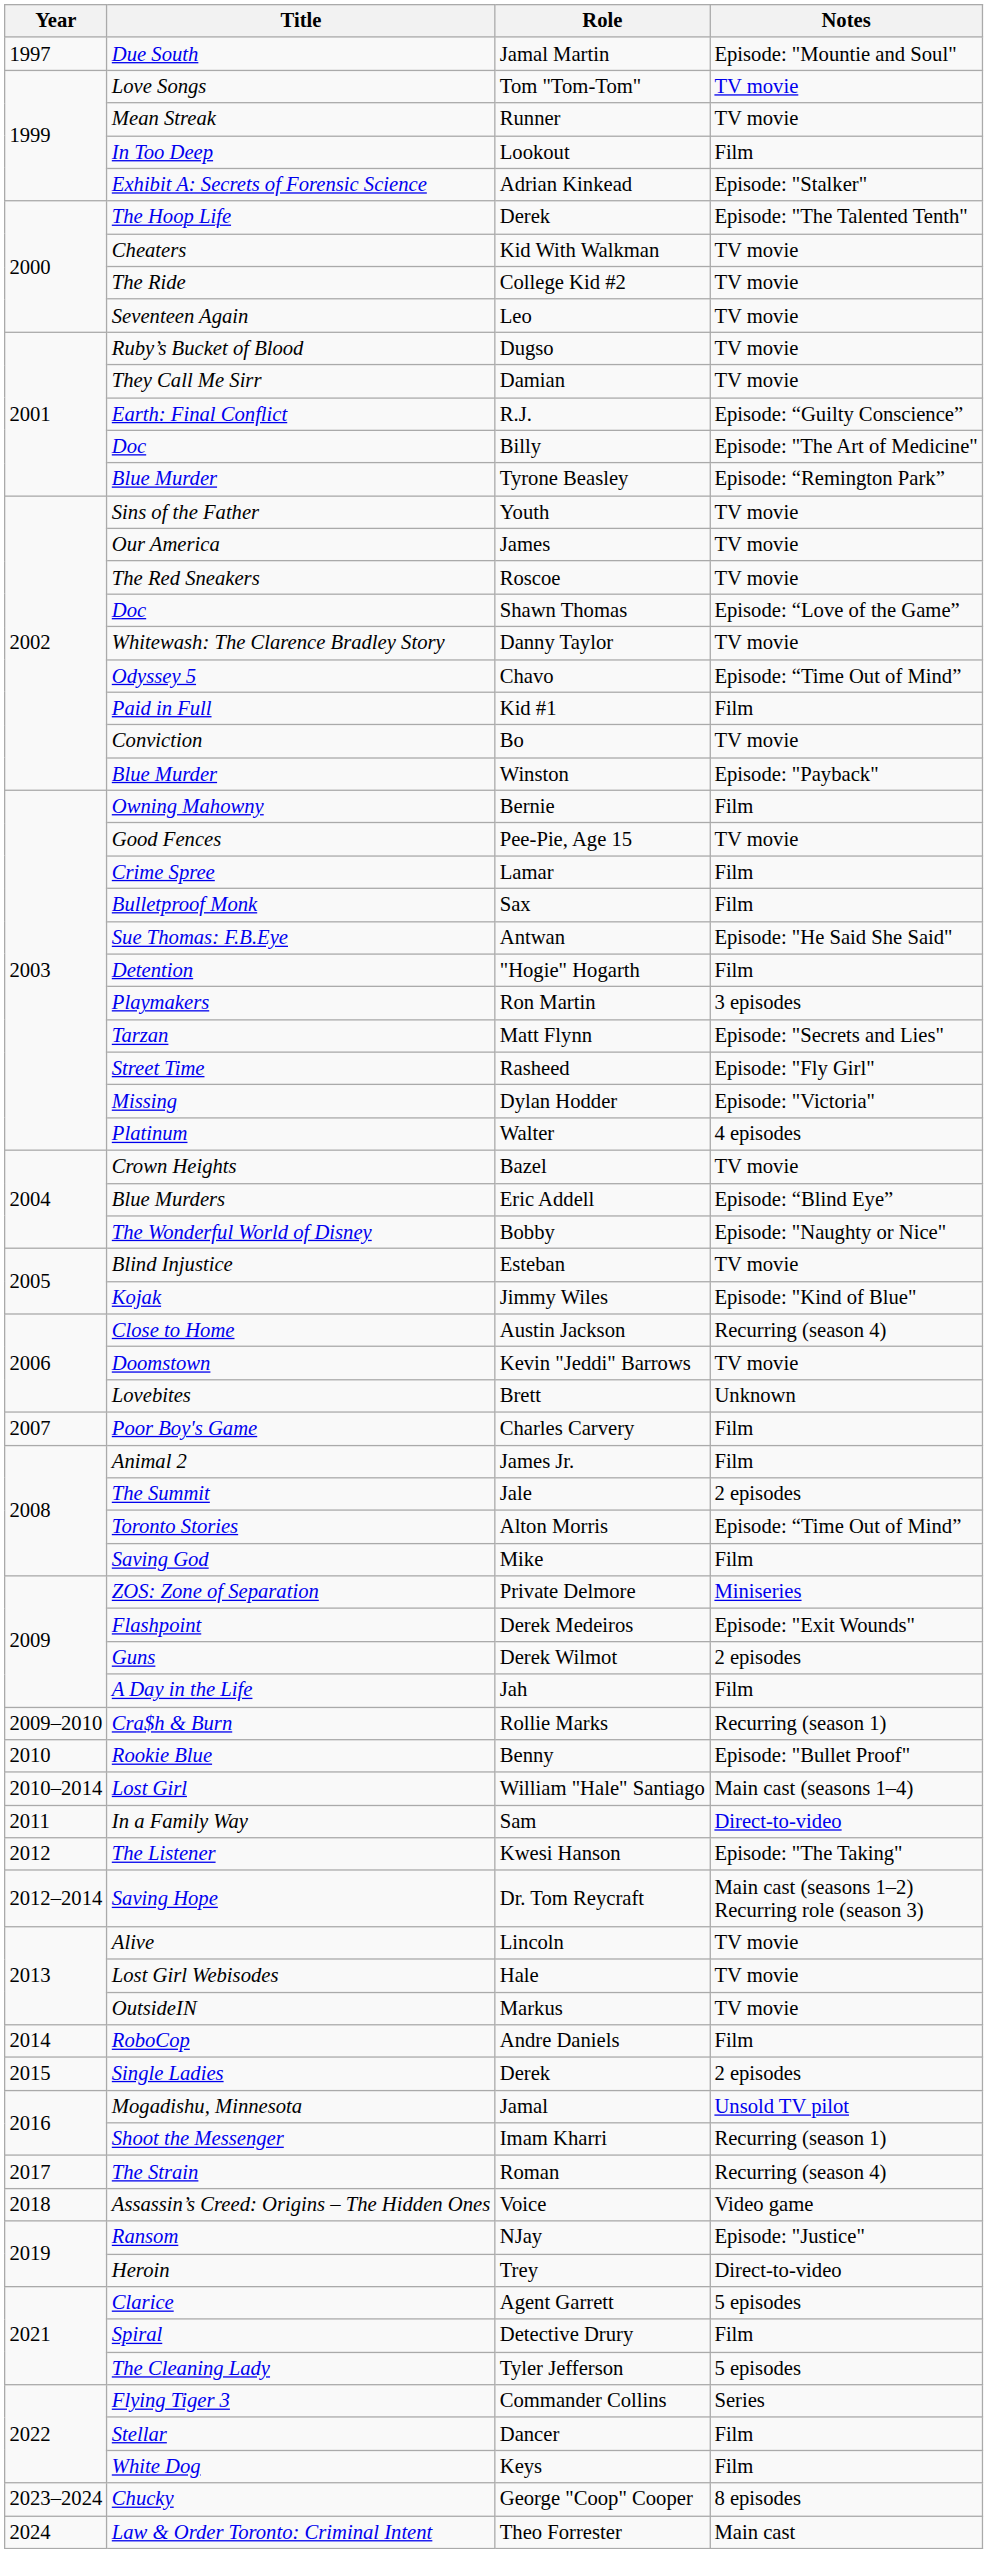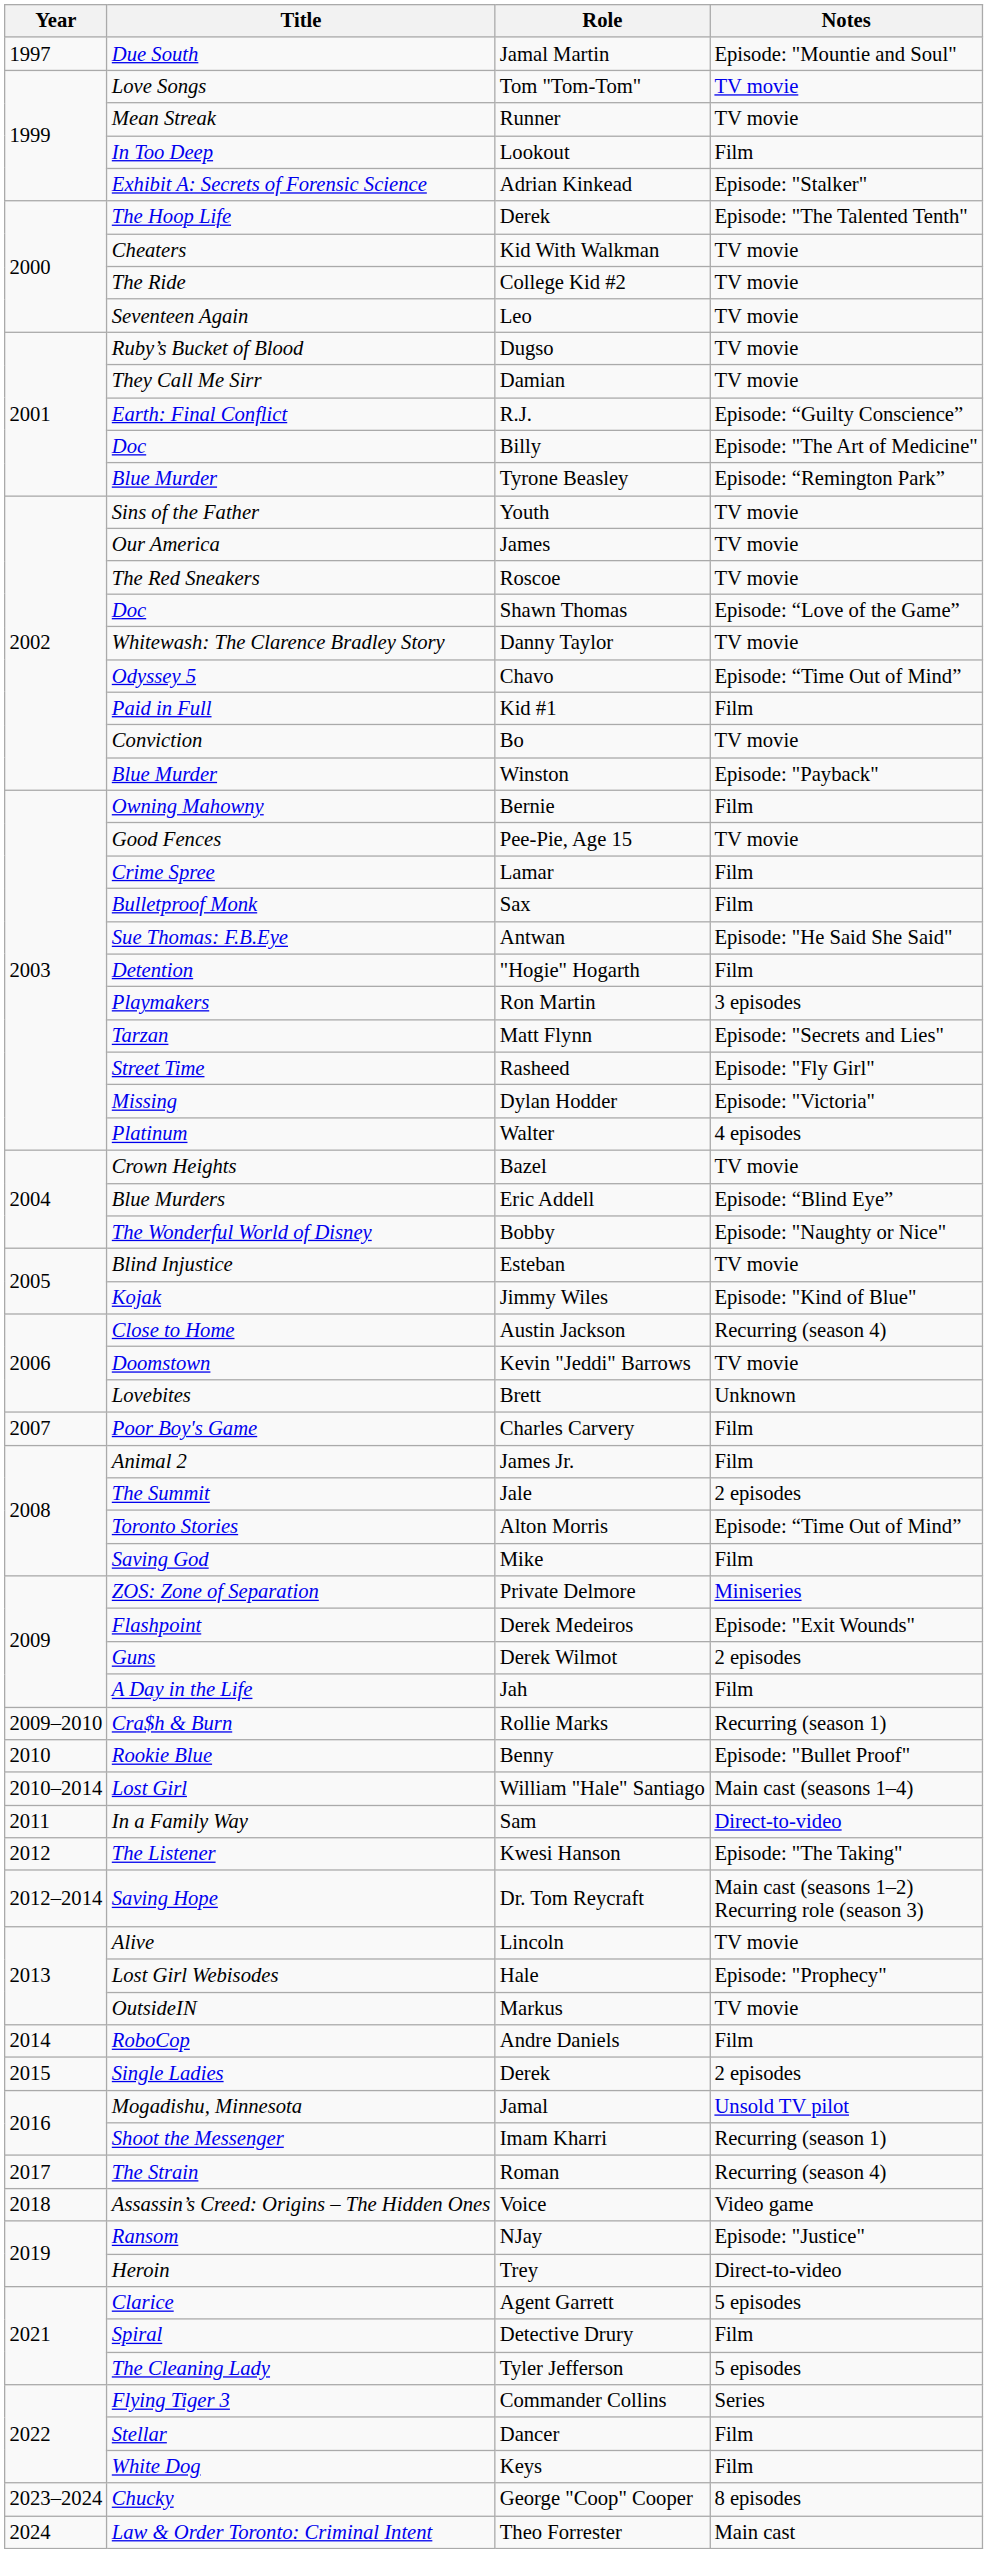(756, 1975) TV movie -> (801, 1975) Episode: "Prophecy"
